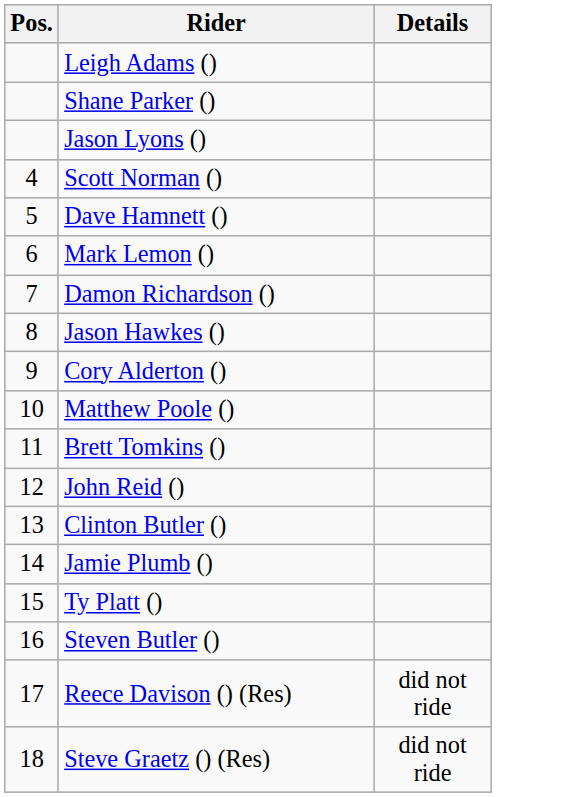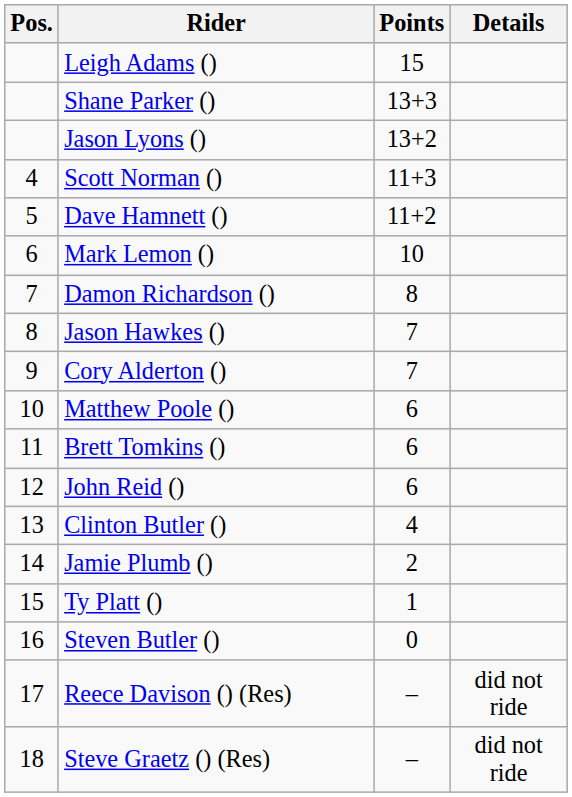+ column: (412, 23)
